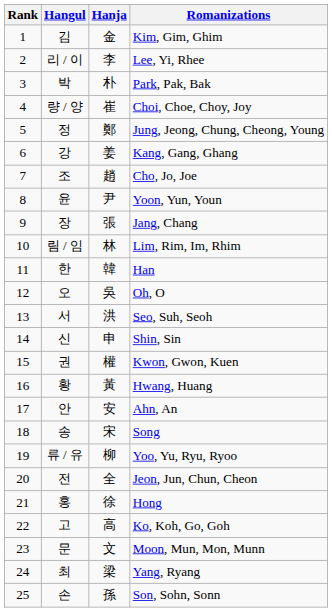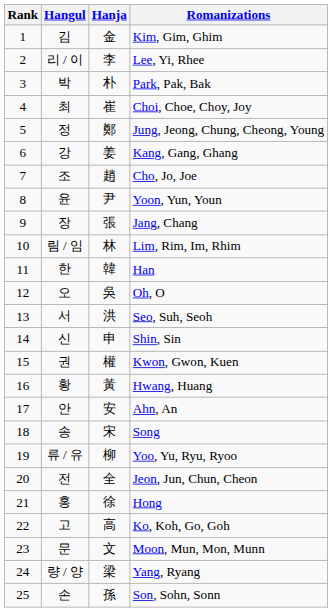(65, 106) 량 / 양 -> (65, 106) 최
(65, 571) 최 -> (65, 571) 량 / 양
